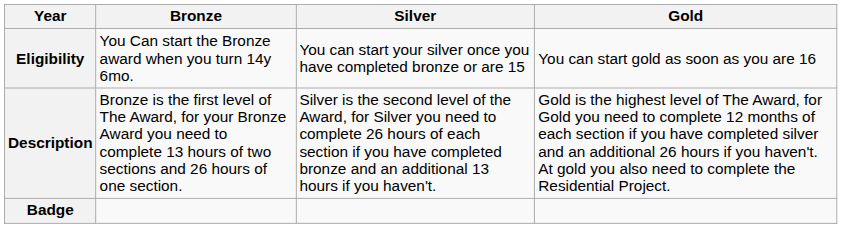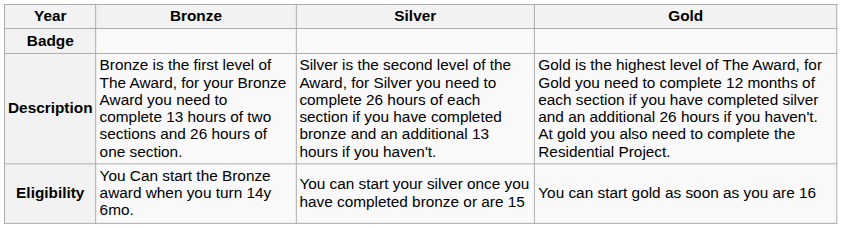rows swapped: (50, 210) <-> (50, 58)
